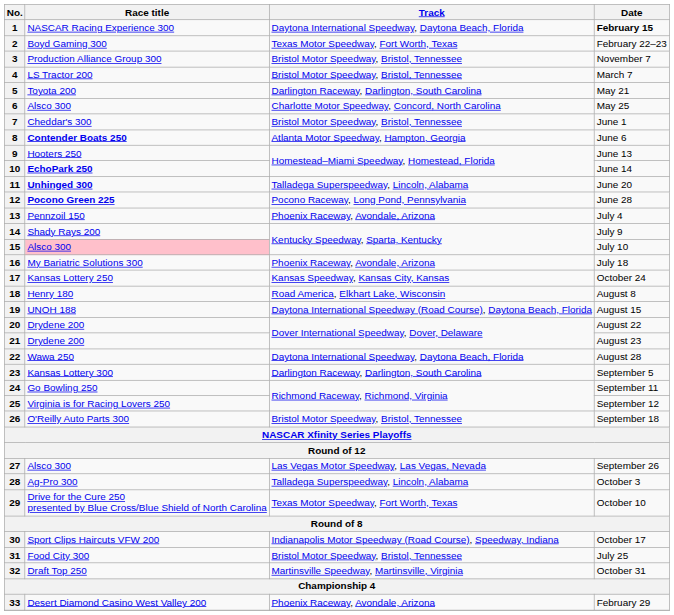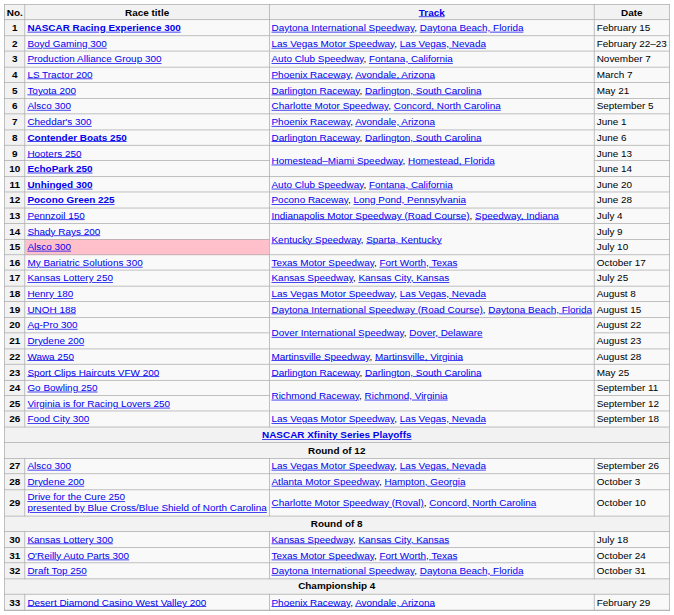(101, 27) normal -> (104, 27) bold
(625, 27) bold -> (623, 27) normal
(364, 43) Texas Motor Speedway, Fort Worth, Texas -> (379, 43) Las Vegas Motor Speedway, Las Vegas, Nevada
(367, 59) Bristol Motor Speedway, Bristol, Tennessee -> (362, 59) Auto Club Speedway, Fontana, California
(367, 74) Bristol Motor Speedway, Bristol, Tennessee -> (353, 74) Phoenix Raceway, Avondale, Arizona
(613, 106) May 25 -> (625, 106) September 5
(367, 121) Bristol Motor Speedway, Bristol, Tennessee -> (353, 121) Phoenix Raceway, Avondale, Arizona
(368, 137) Atlanta Motor Speedway, Hampton, Georgia -> (376, 137) Darlington Raceway, Darlington, South Carolina
(370, 184) Talladega Superspeedway, Lincoln, Alabama -> (362, 184) Auto Club Speedway, Fontana, California
(353, 215) Phoenix Raceway, Avondale, Arizona -> (415, 215) Indianapolis Motor Speedway (Road Course), Speedway, Indiana
(353, 262) Phoenix Raceway, Avondale, Arizona -> (364, 262) Texas Motor Speedway, Fort Worth, Texas
(612, 262) July 18 -> (621, 262) October 17
(621, 278) October 24 -> (612, 278) July 25
(358, 293) Road America, Elkhart Lake, Wisconsin -> (379, 293) Las Vegas Motor Speedway, Las Vegas, Nevada
(56, 325) Drydene 200 -> (53, 325) Ag-Pro 300
(397, 356) Daytona International Speedway, Daytona Beach, Florida -> (367, 356) Martinsville Speedway, Martinsville, Virginia
(70, 372) Kansas Lottery 300 -> (93, 372) Sport Clips Haircuts VFW 200
(625, 372) September 5 -> (613, 372) May 25
(78, 419) O'Reilly Auto Parts 300 -> (58, 419) Food City 300
(367, 419) Bristol Motor Speedway, Bristol, Tennessee -> (379, 419) Las Vegas Motor Speedway, Las Vegas, Nevada
(53, 481) Ag-Pro 300 -> (56, 481) Drydene 200
(370, 481) Talladega Superspeedway, Lincoln, Alabama -> (368, 481) Atlanta Motor Speedway, Hampton, Georgia
(364, 502) Texas Motor Speedway, Fort Worth, Texas -> (404, 502) Charlotte Motor Speedway (Roval), Concord, North Carolina
(93, 539) Sport Clips Haircuts VFW 200 -> (70, 539) Kansas Lottery 300
(415, 539) Indianapolis Motor Speedway (Road Course), Speedway, Indiana -> (360, 539) Kansas Speedway, Kansas City, Kansas
(621, 539) October 17 -> (612, 539) July 18
(58, 555) Food City 300 -> (78, 555) O'Reilly Auto Parts 300
(367, 555) Bristol Motor Speedway, Bristol, Tennessee -> (364, 555) Texas Motor Speedway, Fort Worth, Texas
(612, 555) July 25 -> (621, 555) October 24
(367, 570) Martinsville Speedway, Martinsville, Virginia -> (397, 570) Daytona International Speedway, Daytona Beach, Florida
